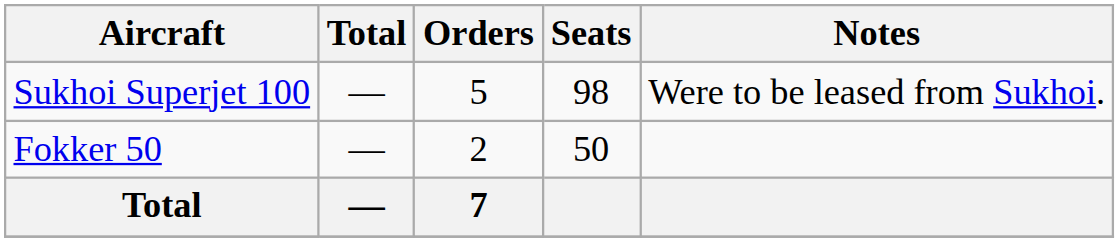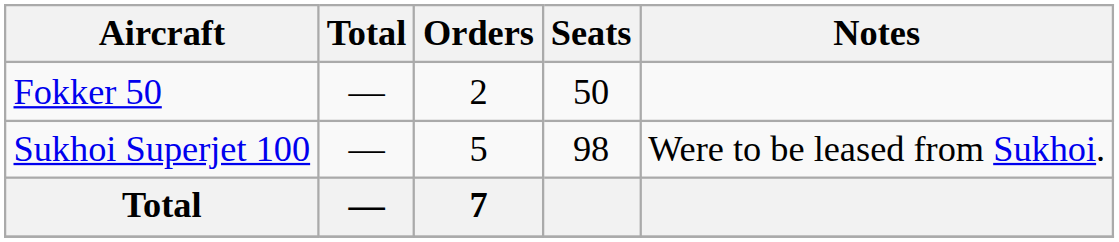rows swapped: (88, 148) <-> (162, 90)
